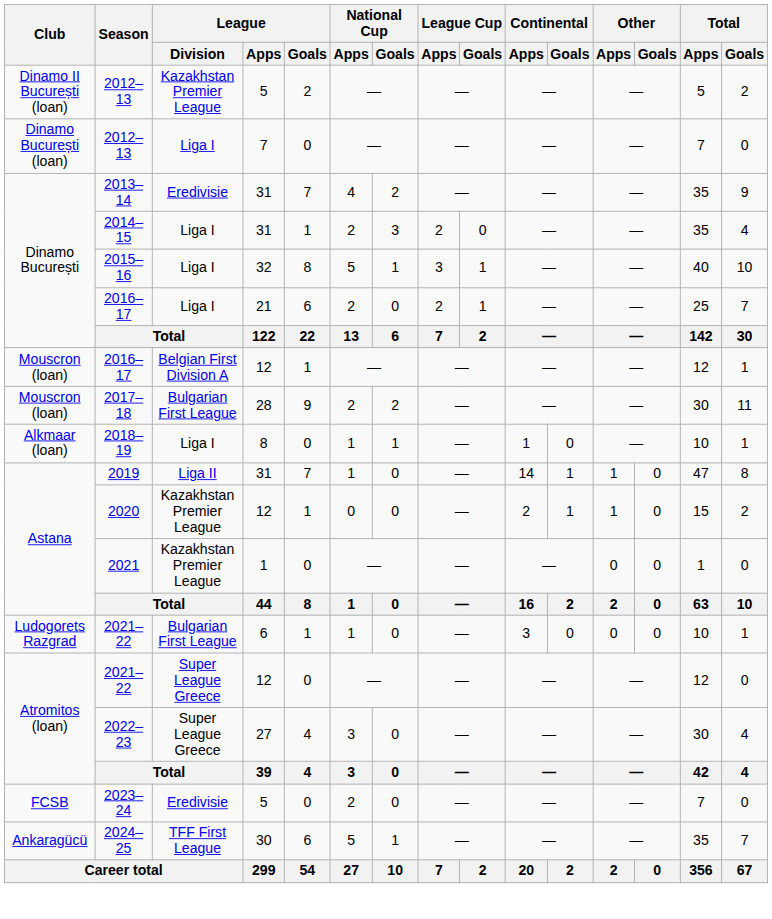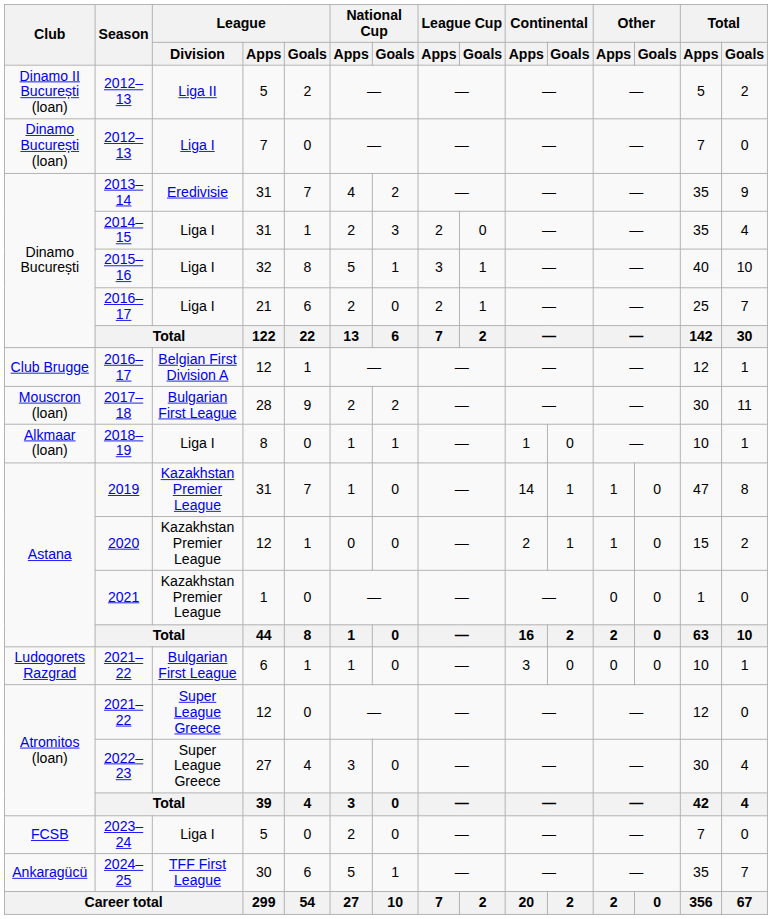(197, 92) Kazakhstan Premier League -> (198, 92) Liga II
(50, 367) Mouscron (loan) -> (50, 367) Club Brugge
(198, 473) Liga II -> (197, 489) Kazakhstan Premier League
(197, 802) Eredivisie -> (197, 834) Liga I
